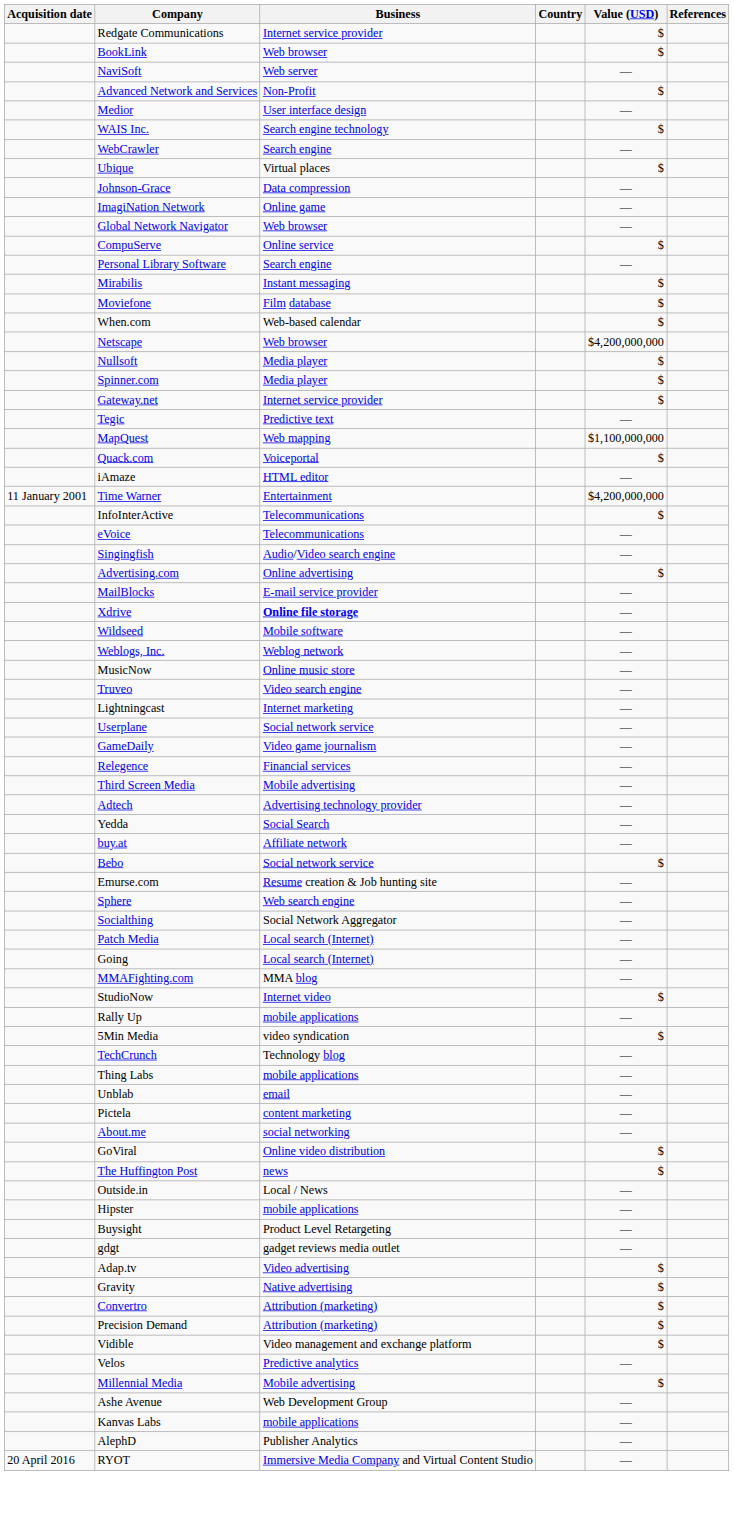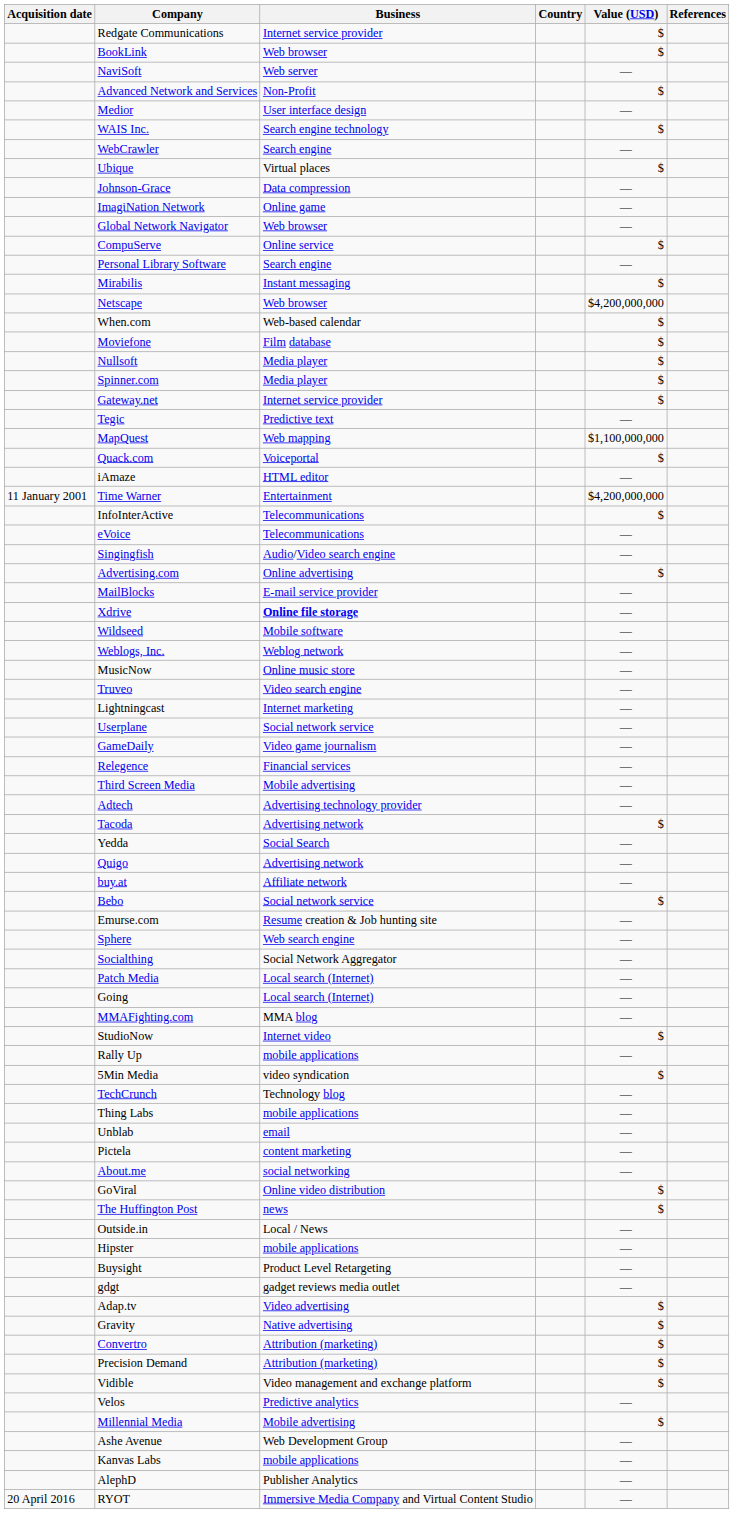rows swapped: (120, 341) <-> (124, 303)
+ row: (115, 824)
+ row: (113, 862)
